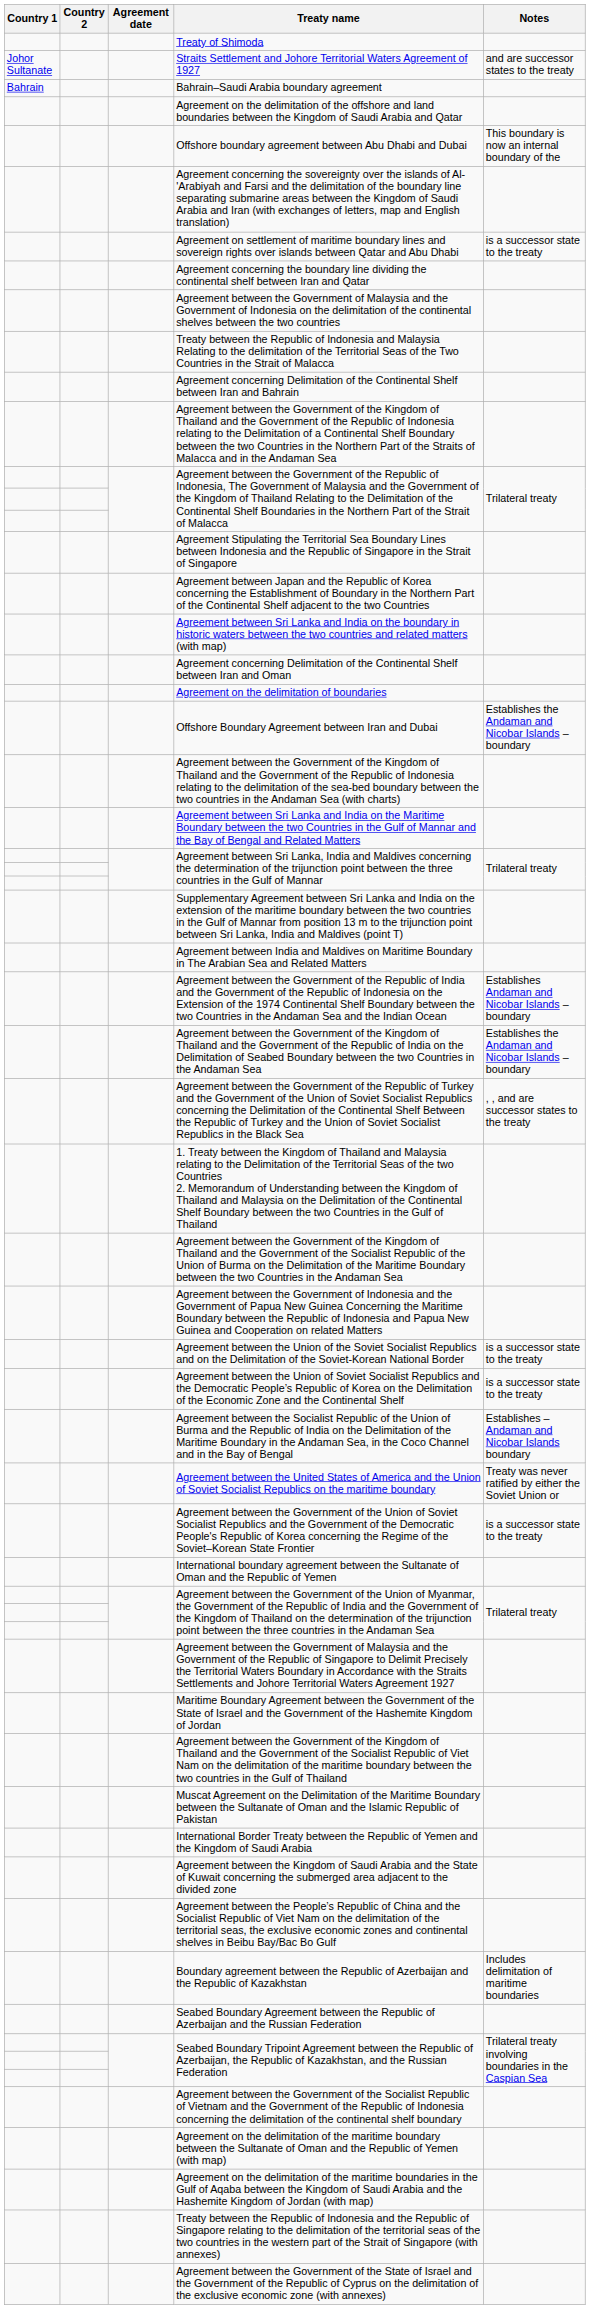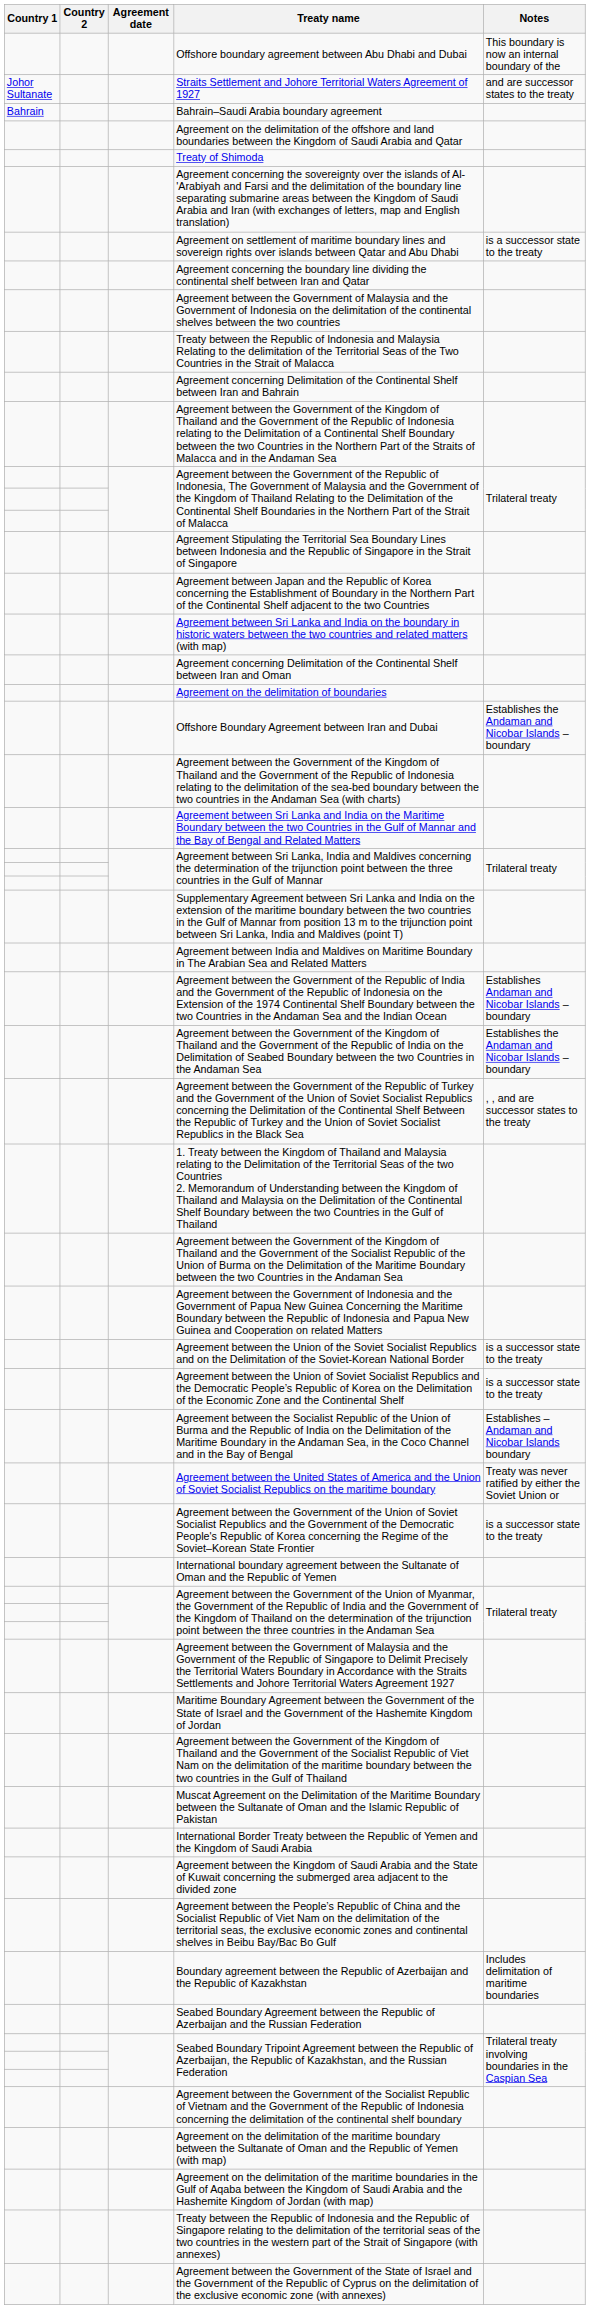rows swapped: (32, 42) <-> (32, 146)
